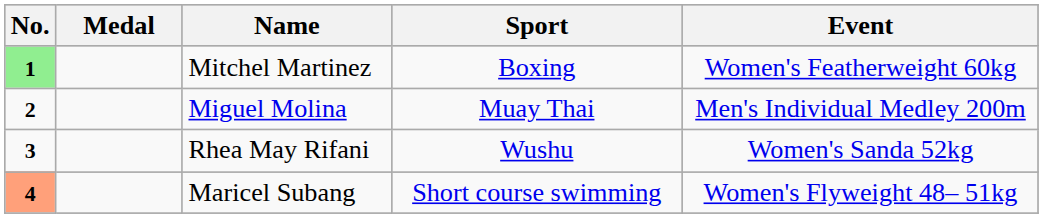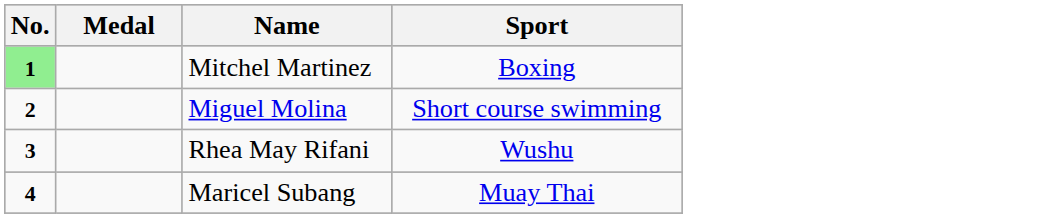- column: (860, 25)
(537, 108) Muay Thai -> (537, 108) Short course swimming
(30, 193) lightsalmon background -> (30, 193) no background
(537, 191) Short course swimming -> (537, 191) Muay Thai
